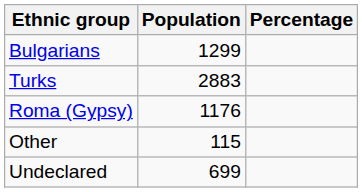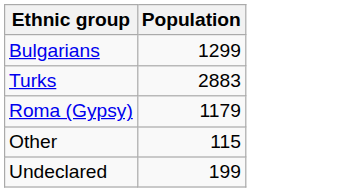- column: (301, 19)
(220, 111) 1176 -> (220, 111) 1179
(225, 171) 699 -> (225, 171) 199
